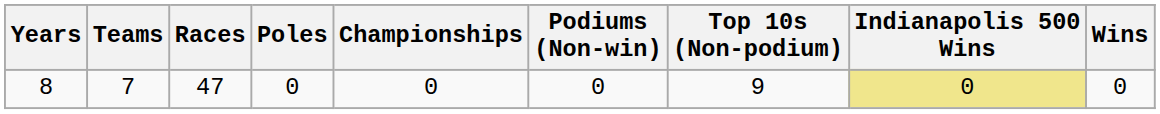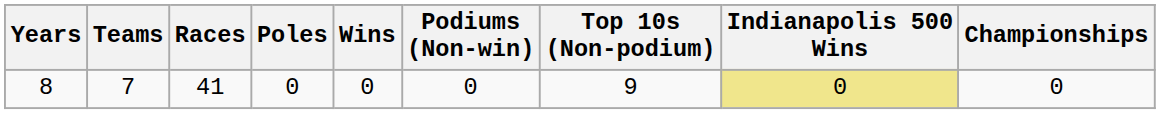columns swapped: (1120, 38) <-> (431, 38)
(210, 89) 47 -> (210, 89) 41
